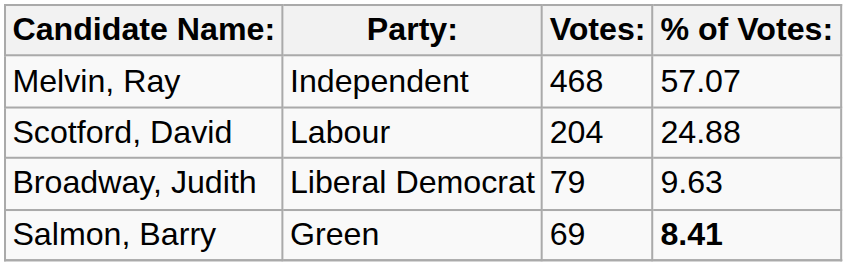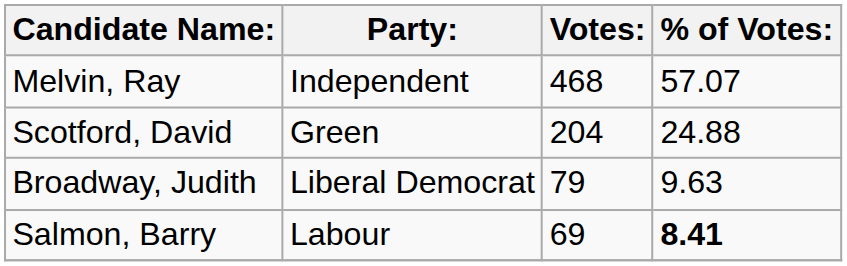(340, 132) Labour -> (335, 132) Green
(335, 234) Green -> (340, 234) Labour
